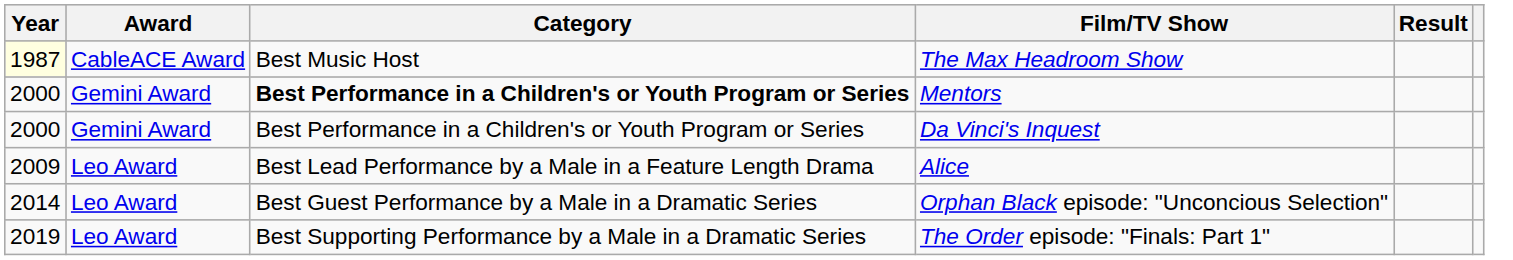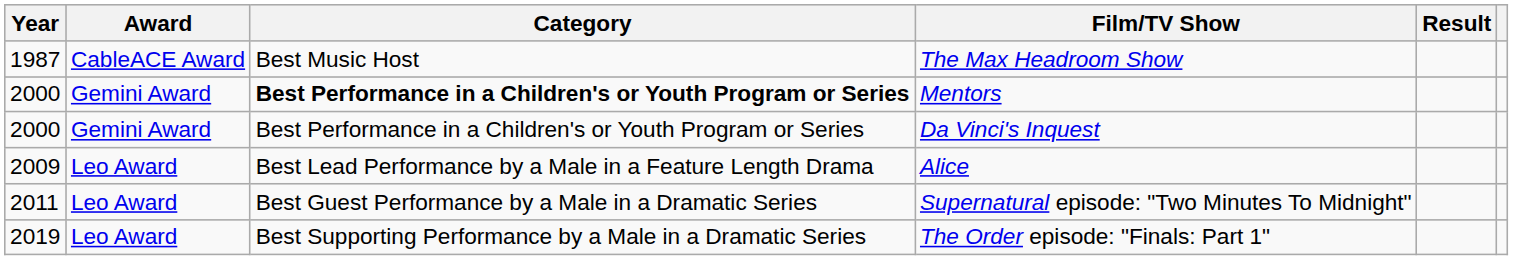(35, 59) lightyellow background -> (35, 59) no background
+ row: (1166, 202)
- row: (1154, 202)
